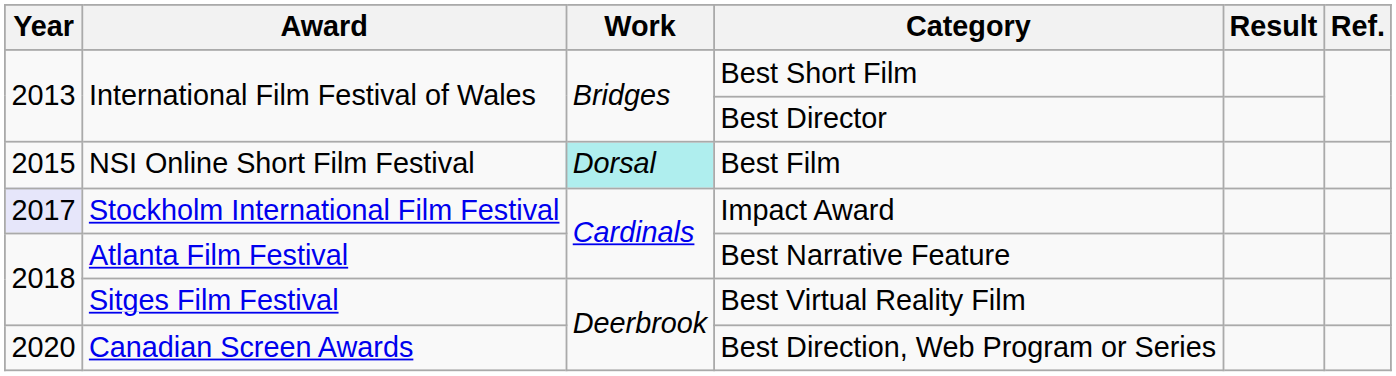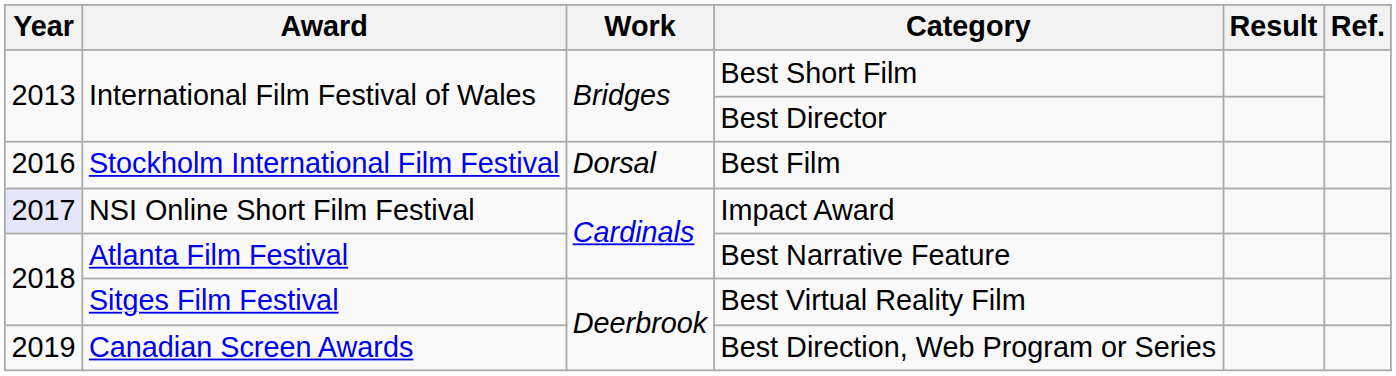(44, 164) 2015 -> (44, 164) 2016
(282, 164) NSI Online Short Film Festival -> (324, 164) Stockholm International Film Festival
(614, 164) paleturquoise background -> (614, 164) no background
(324, 210) Stockholm International Film Festival -> (282, 210) NSI Online Short Film Festival
(44, 347) 2020 -> (44, 347) 2019
